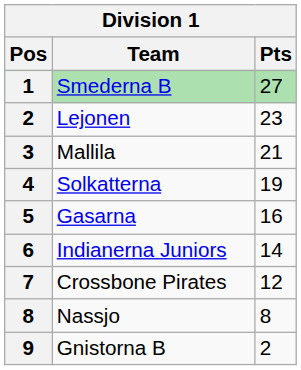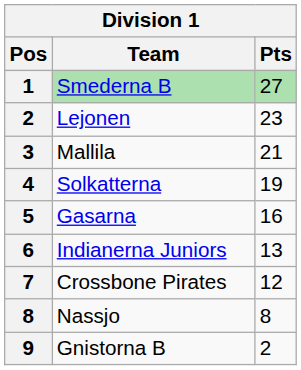(271, 250) 14 -> (271, 250) 13
